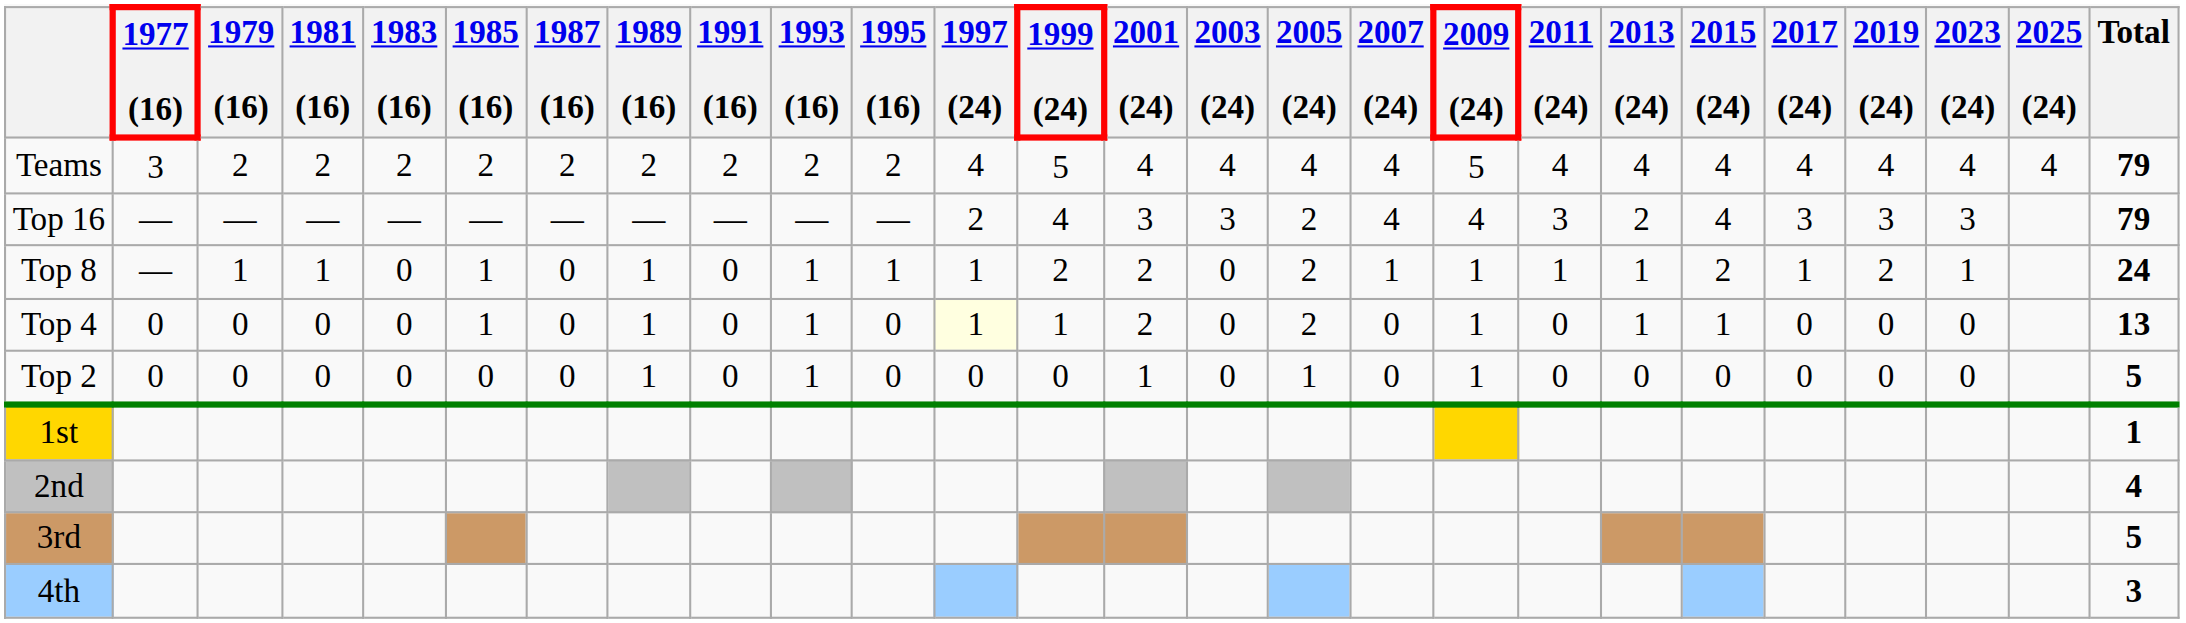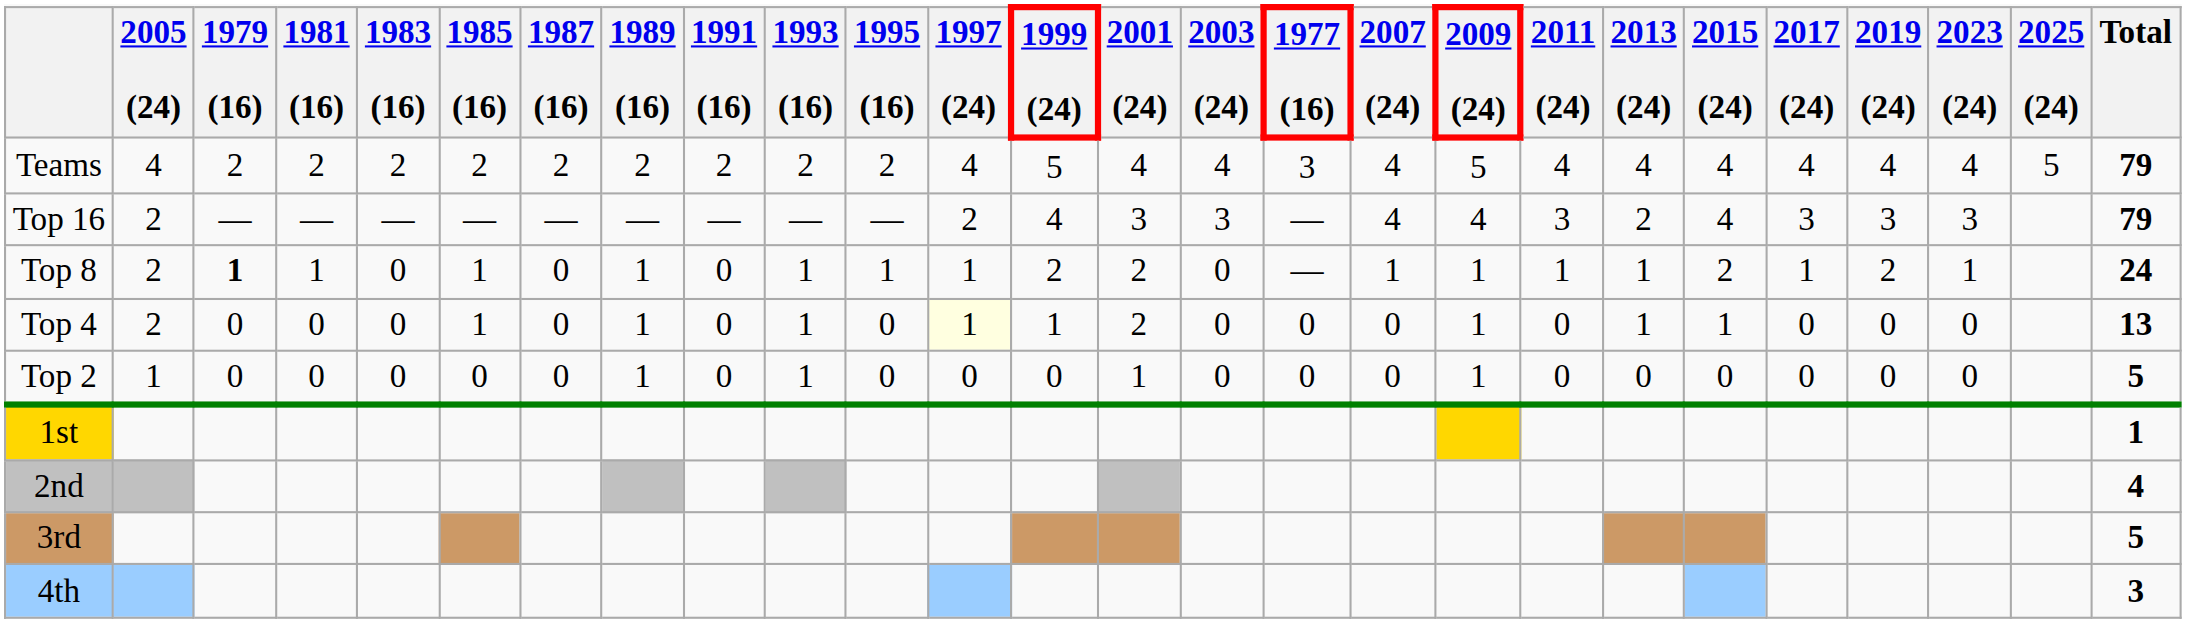columns swapped: (156, 72) <-> (1309, 70)
(2049, 165) 4 -> (2051, 165) 5
(240, 271) normal -> (235, 271) bold
